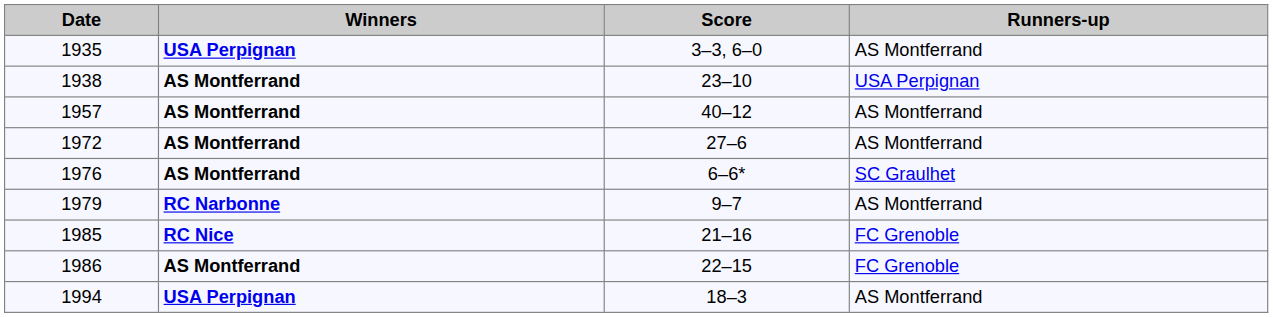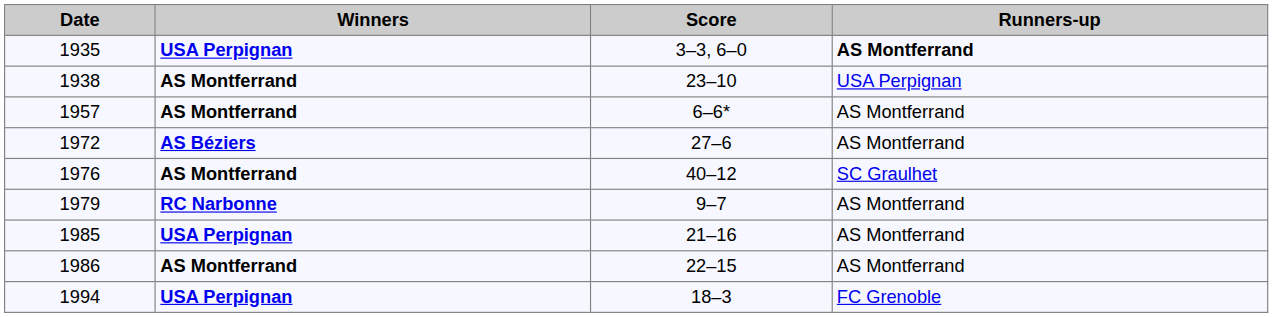(919, 50) normal -> (905, 50) bold
(727, 112) 40–12 -> (711, 112) 6–6*
(232, 143) AS Montferrand -> (208, 143) AS Béziers
(727, 173) 6–6* -> (711, 173) 40–12
(199, 235) RC Nice -> (226, 235) USA Perpignan
(907, 235) FC Grenoble -> (901, 235) AS Montferrand
(907, 266) FC Grenoble -> (901, 266) AS Montferrand
(919, 296) AS Montferrand -> (889, 296) FC Grenoble
